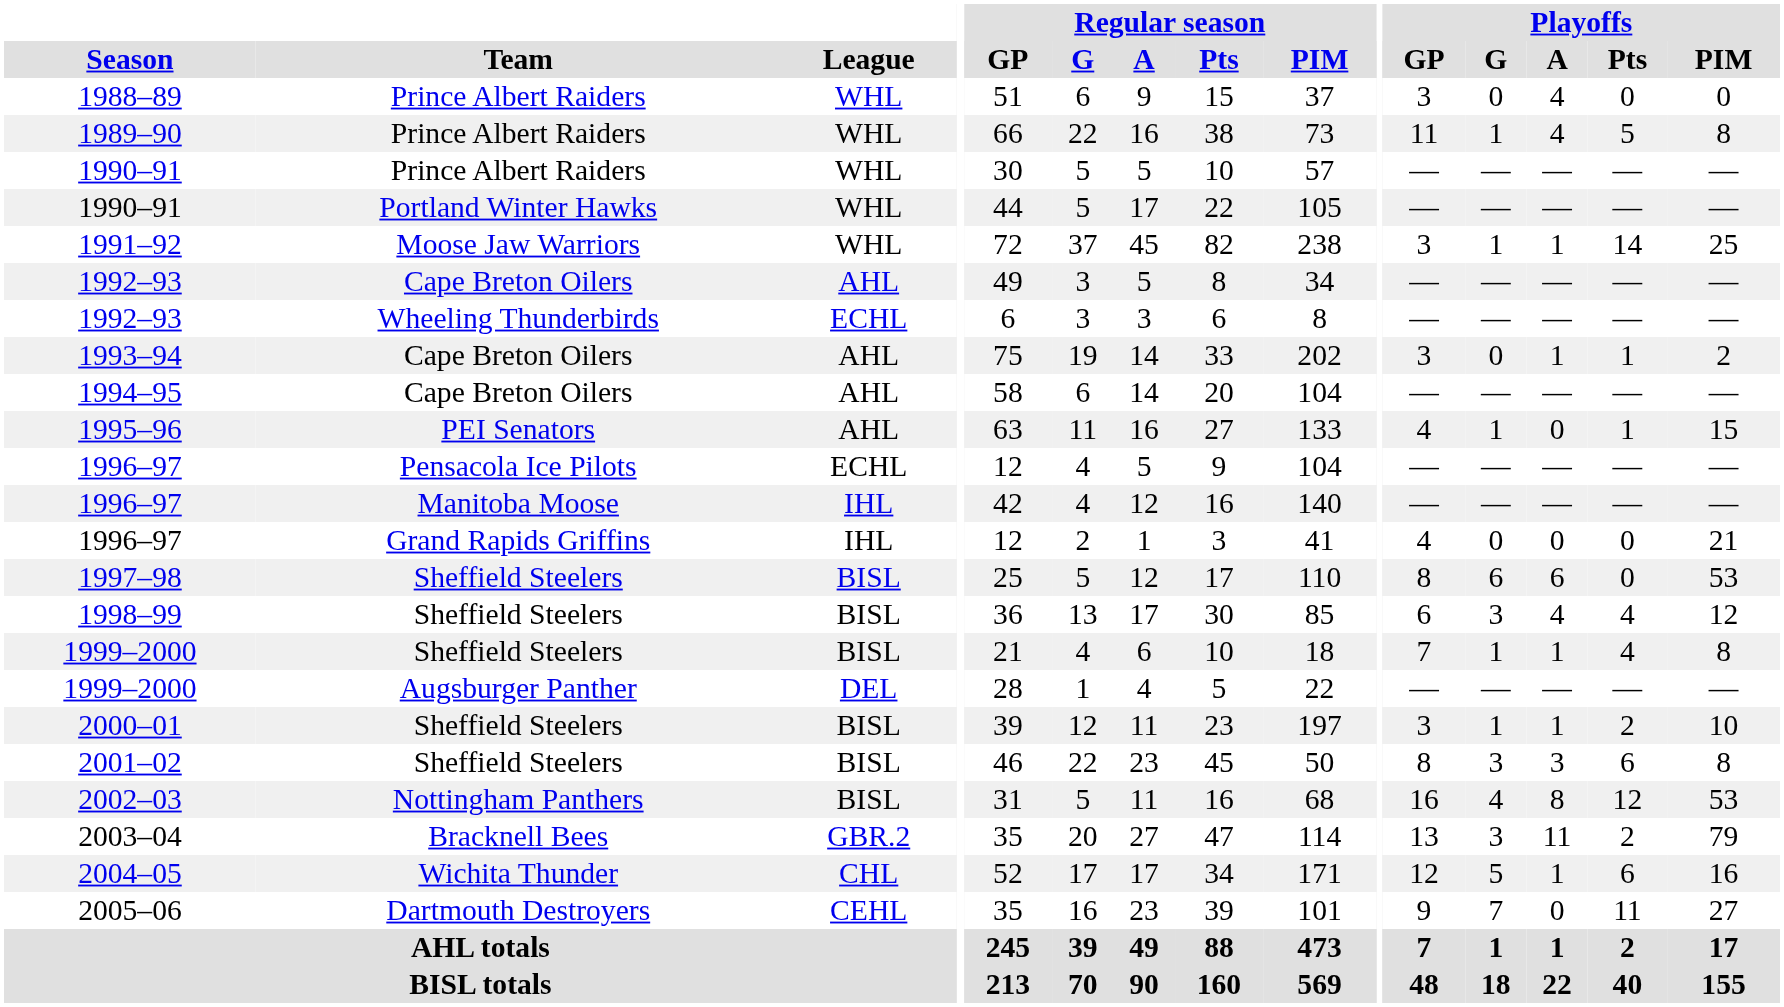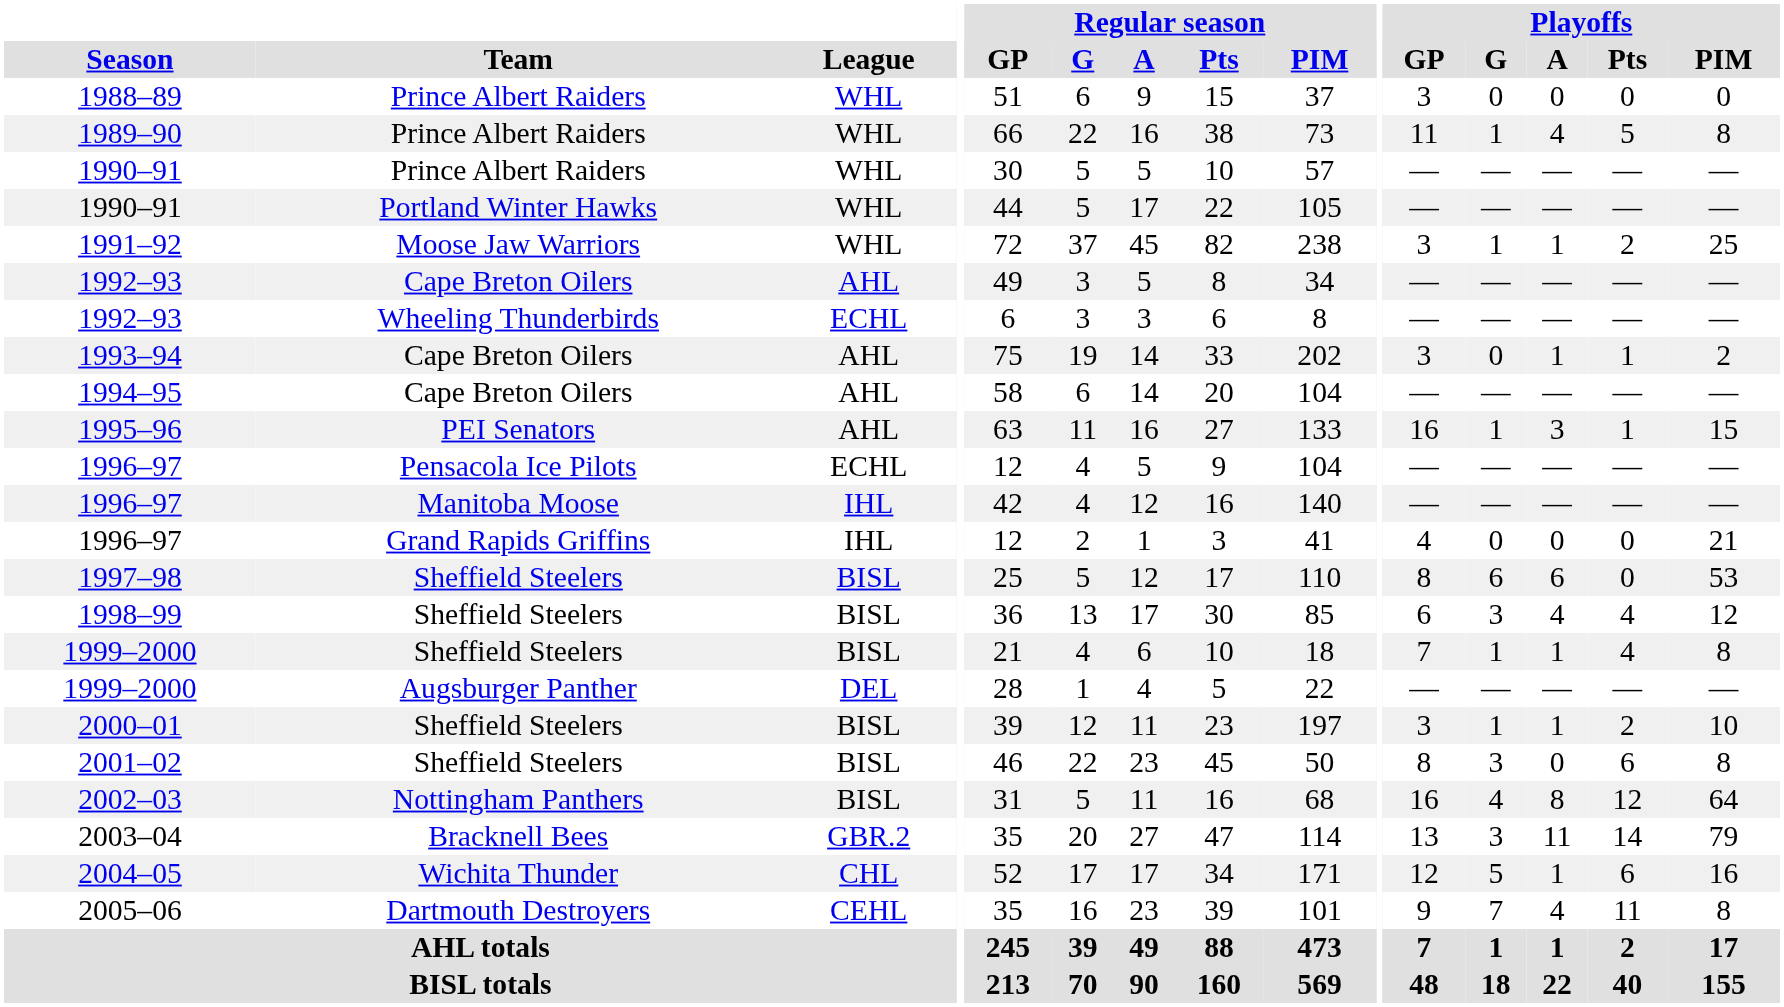(1557, 96) 4 -> (1557, 96) 0
(1627, 244) 14 -> (1627, 244) 2
(1424, 429) 4 -> (1424, 429) 16
(1557, 429) 0 -> (1557, 429) 3
(1557, 762) 3 -> (1557, 762) 0
(1724, 799) 53 -> (1724, 799) 64
(1627, 836) 2 -> (1627, 836) 14
(1557, 910) 0 -> (1557, 910) 4
(1724, 910) 27 -> (1724, 910) 8
